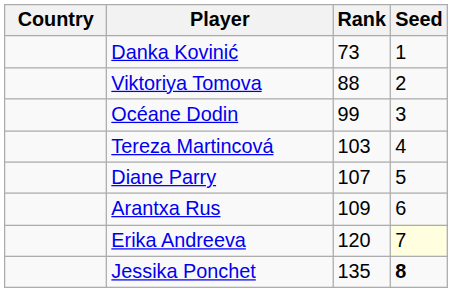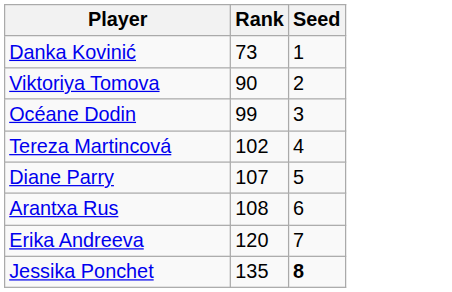- column: (56, 20)
(349, 83) 88 -> (246, 83) 90
(354, 146) 103 -> (252, 146) 102
(354, 209) 109 -> (252, 209) 108
(401, 240) lightyellow background -> (299, 240) no background
